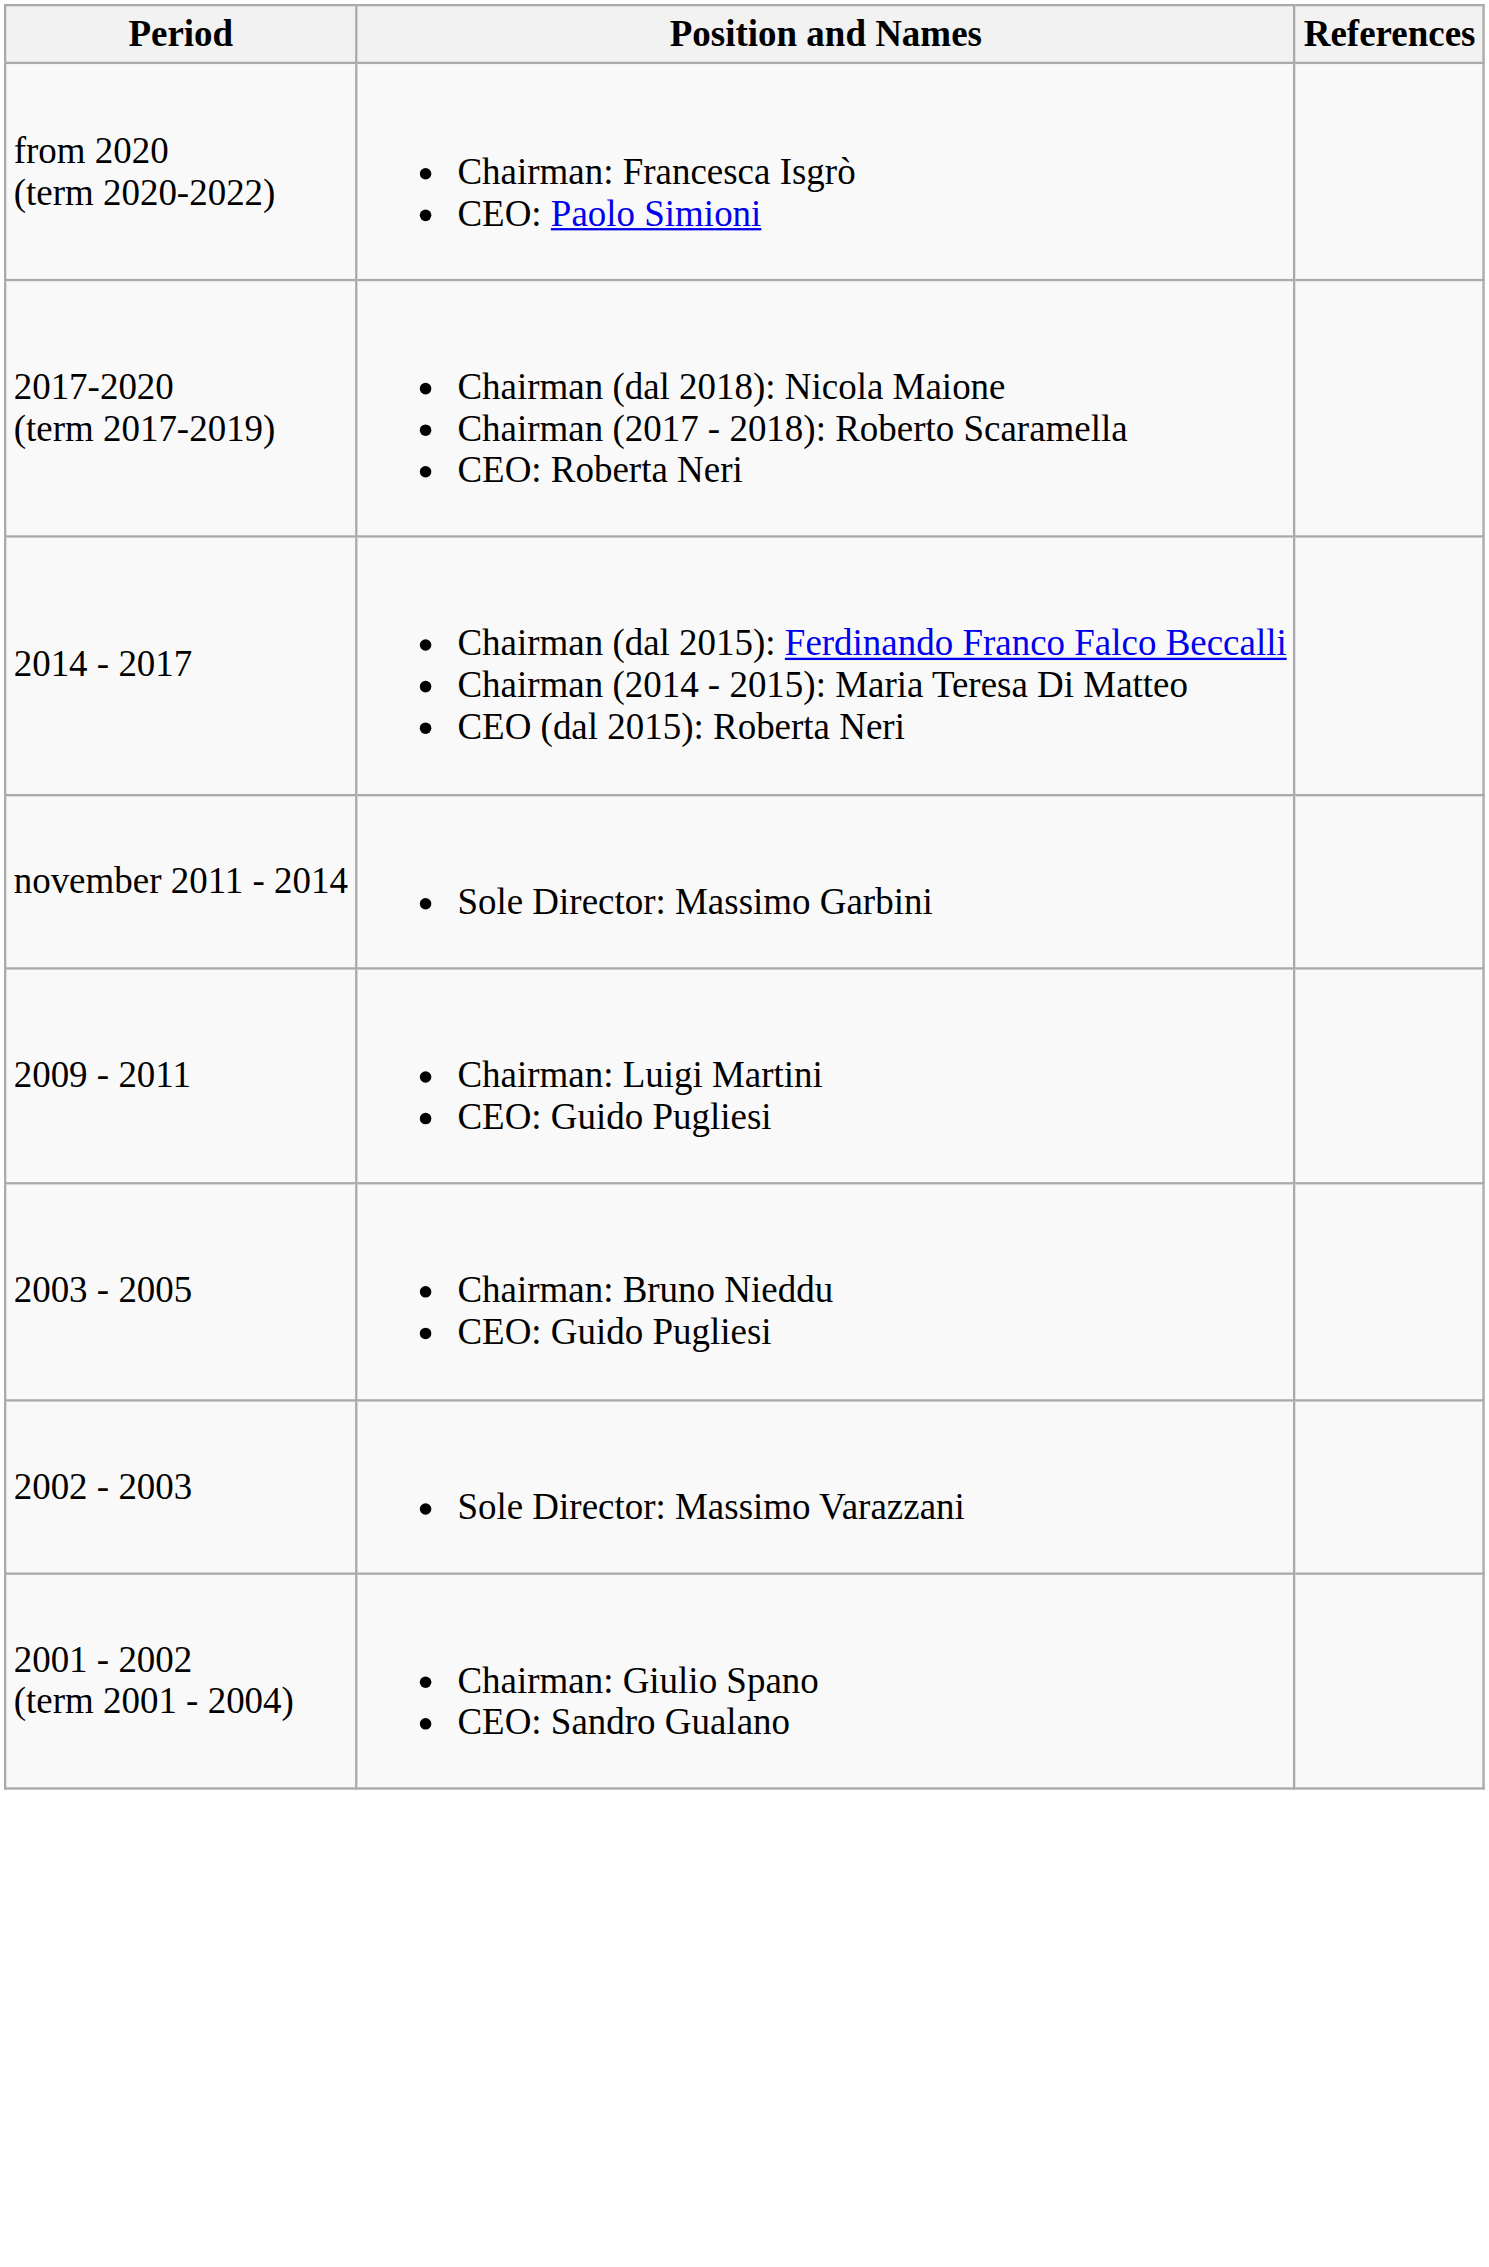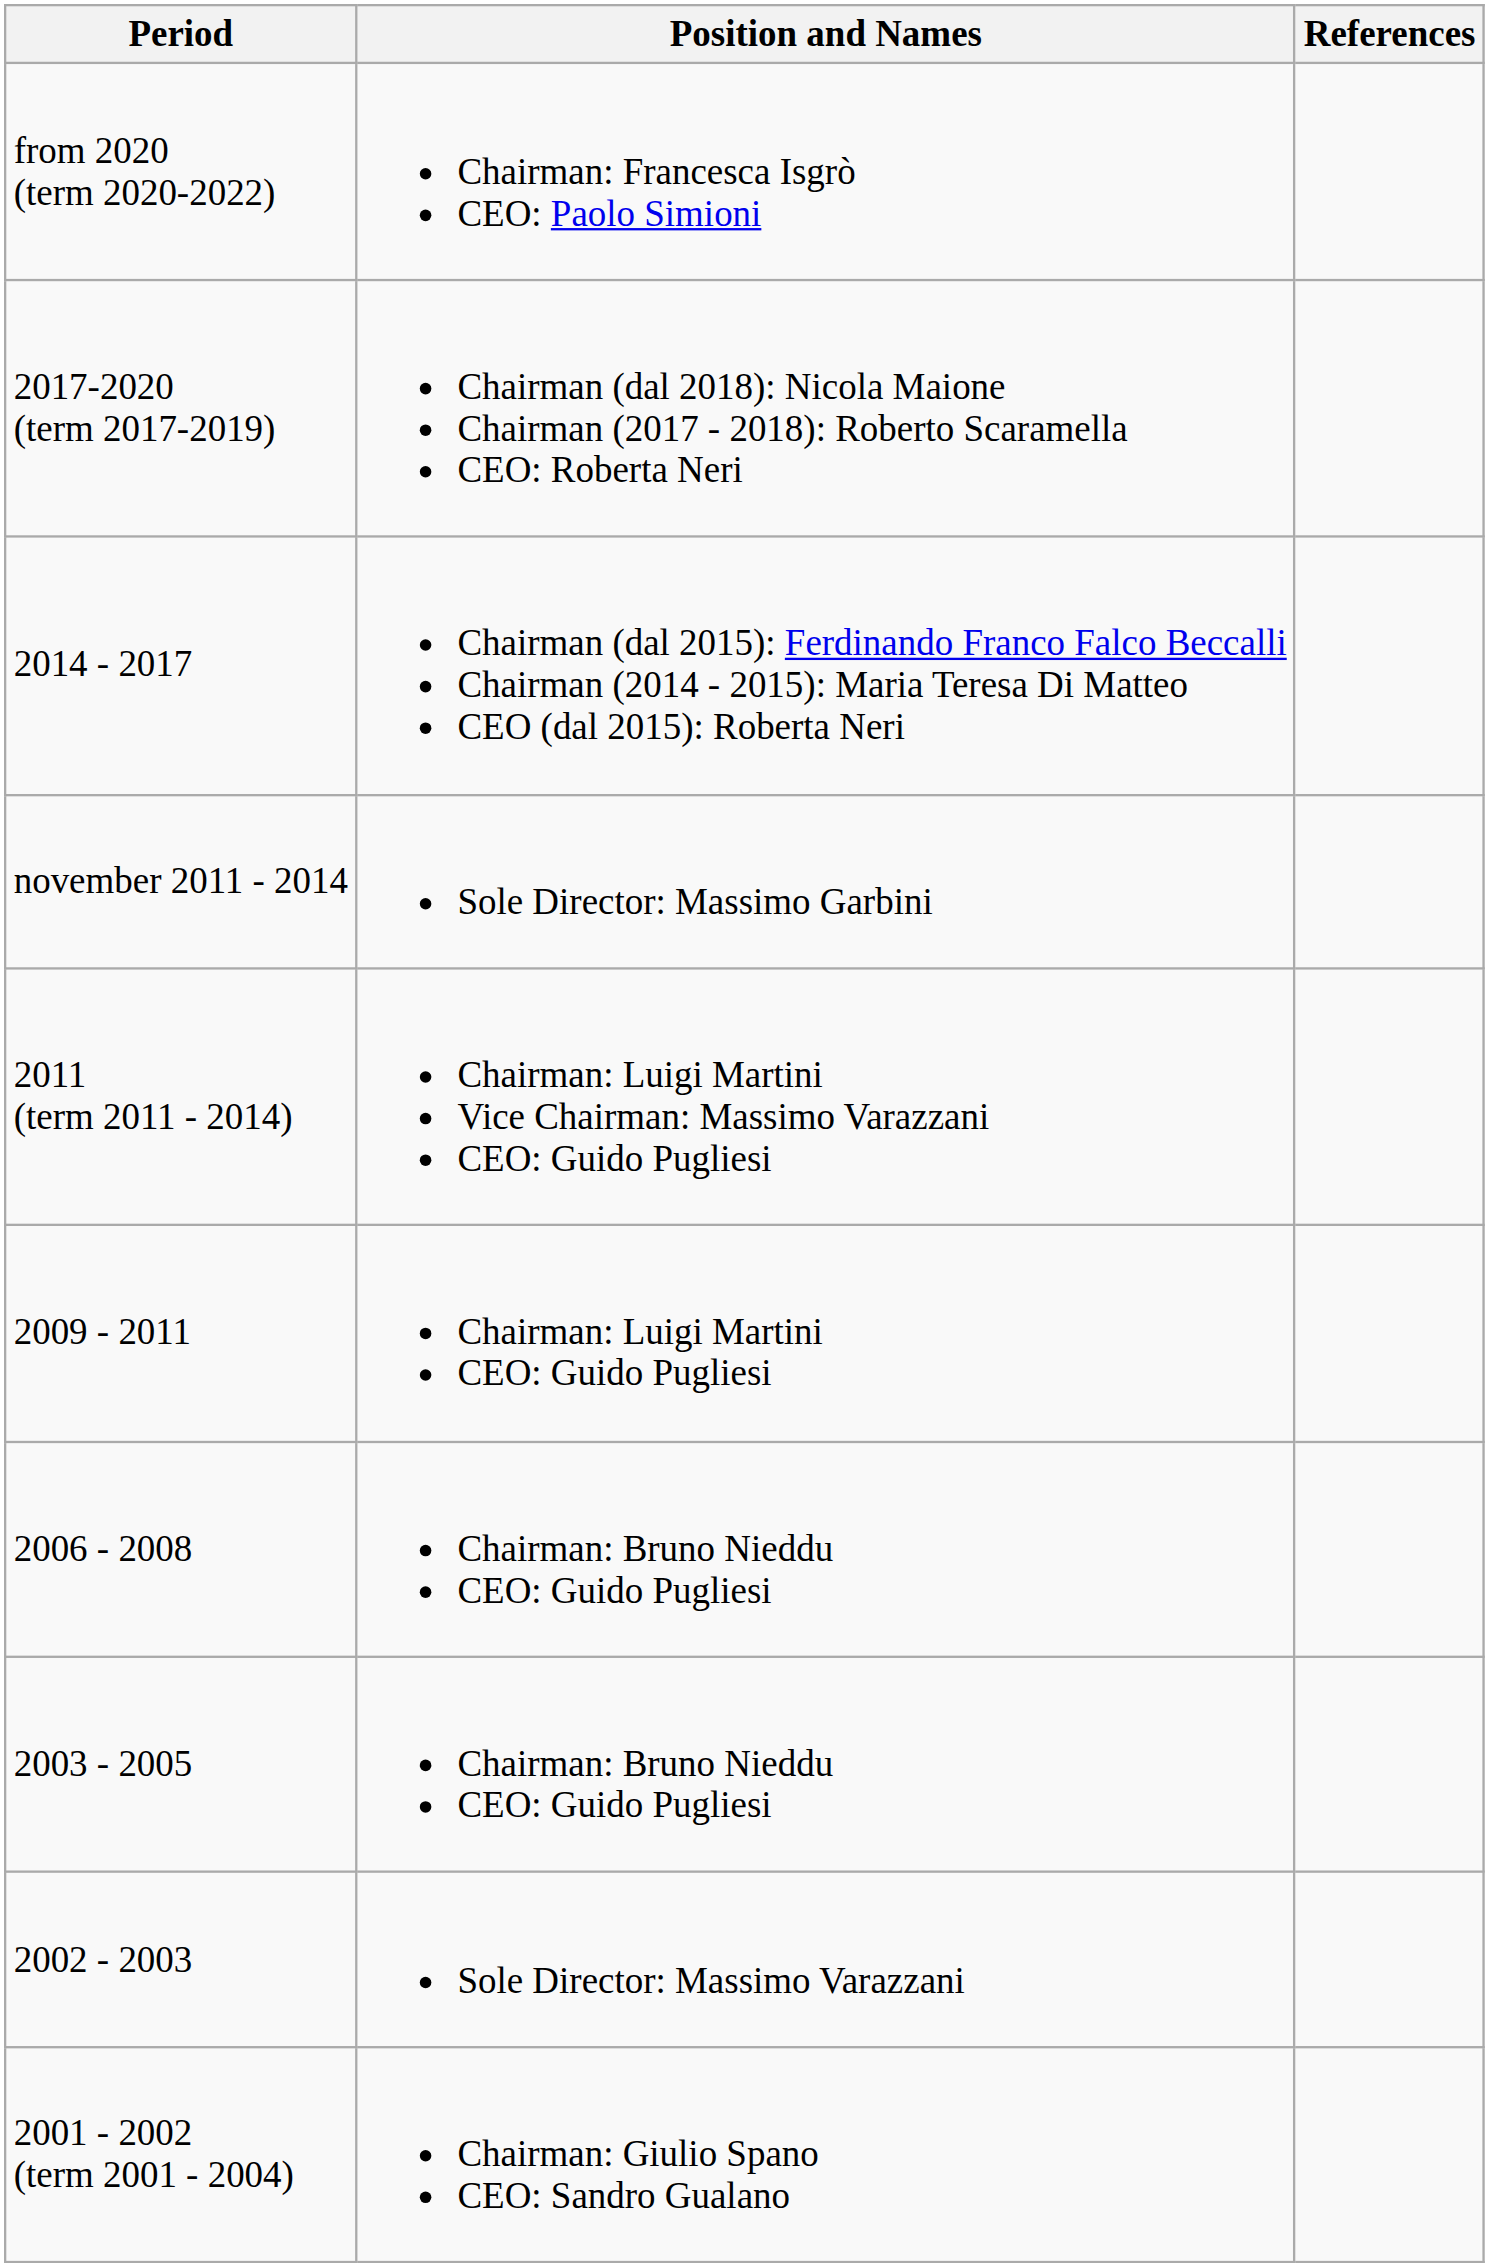+ row: (153, 1096)
+ row: (103, 1548)
